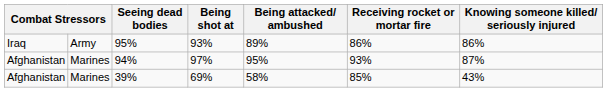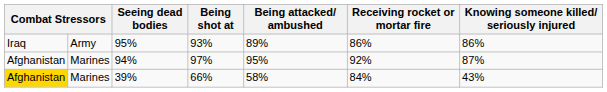(361, 60) 93% -> (361, 60) 92%
(36, 78) no background -> (36, 78) gold background
(201, 78) 69% -> (201, 78) 66%
(361, 78) 85% -> (361, 78) 84%
